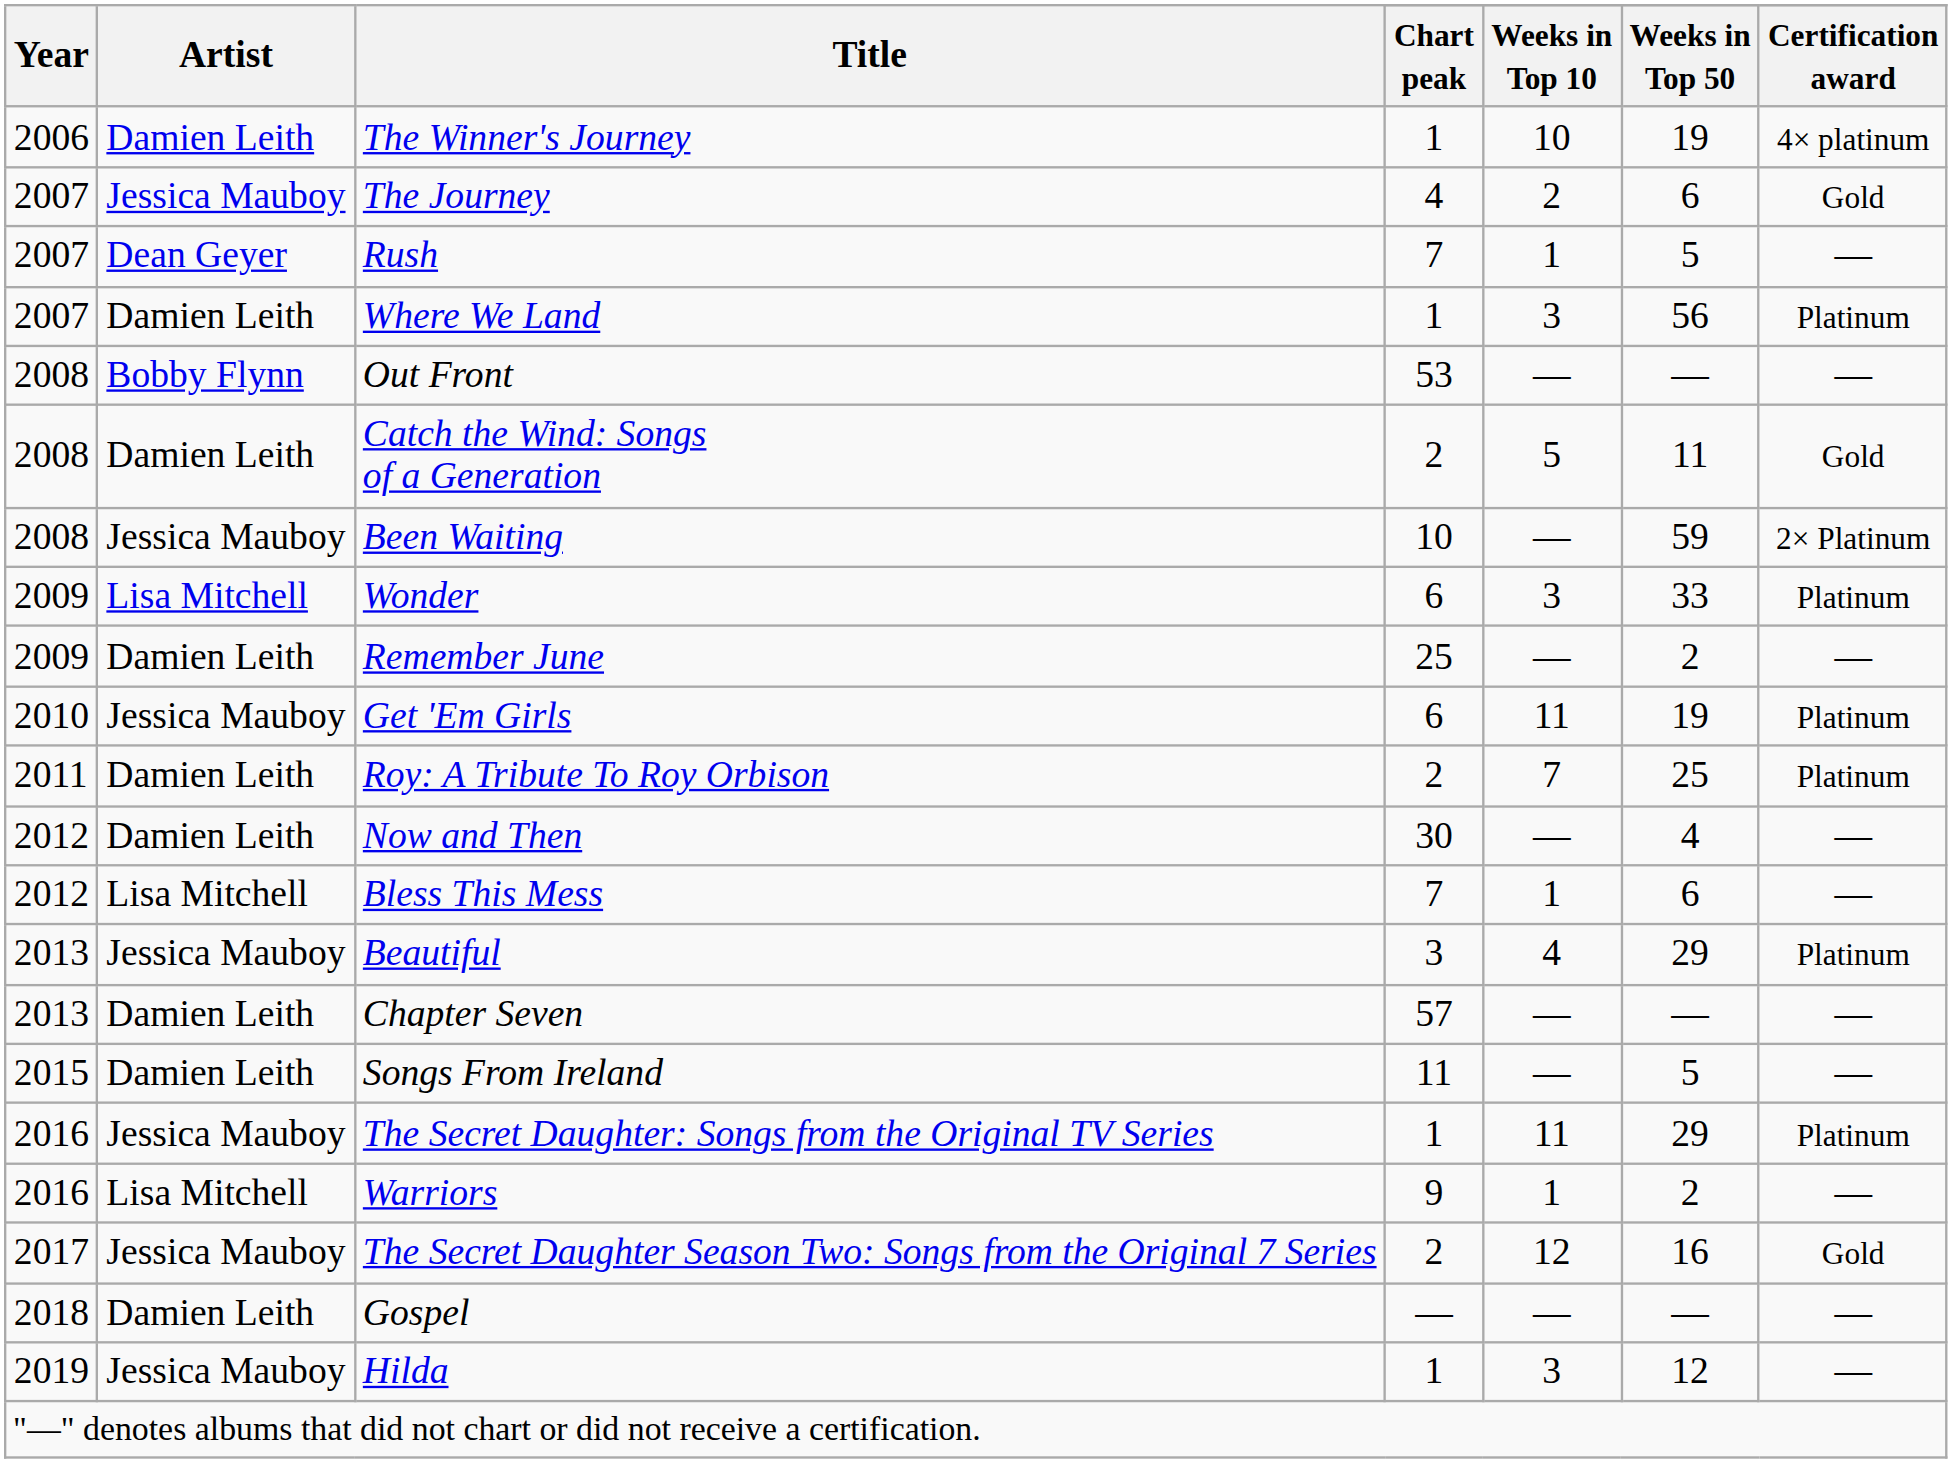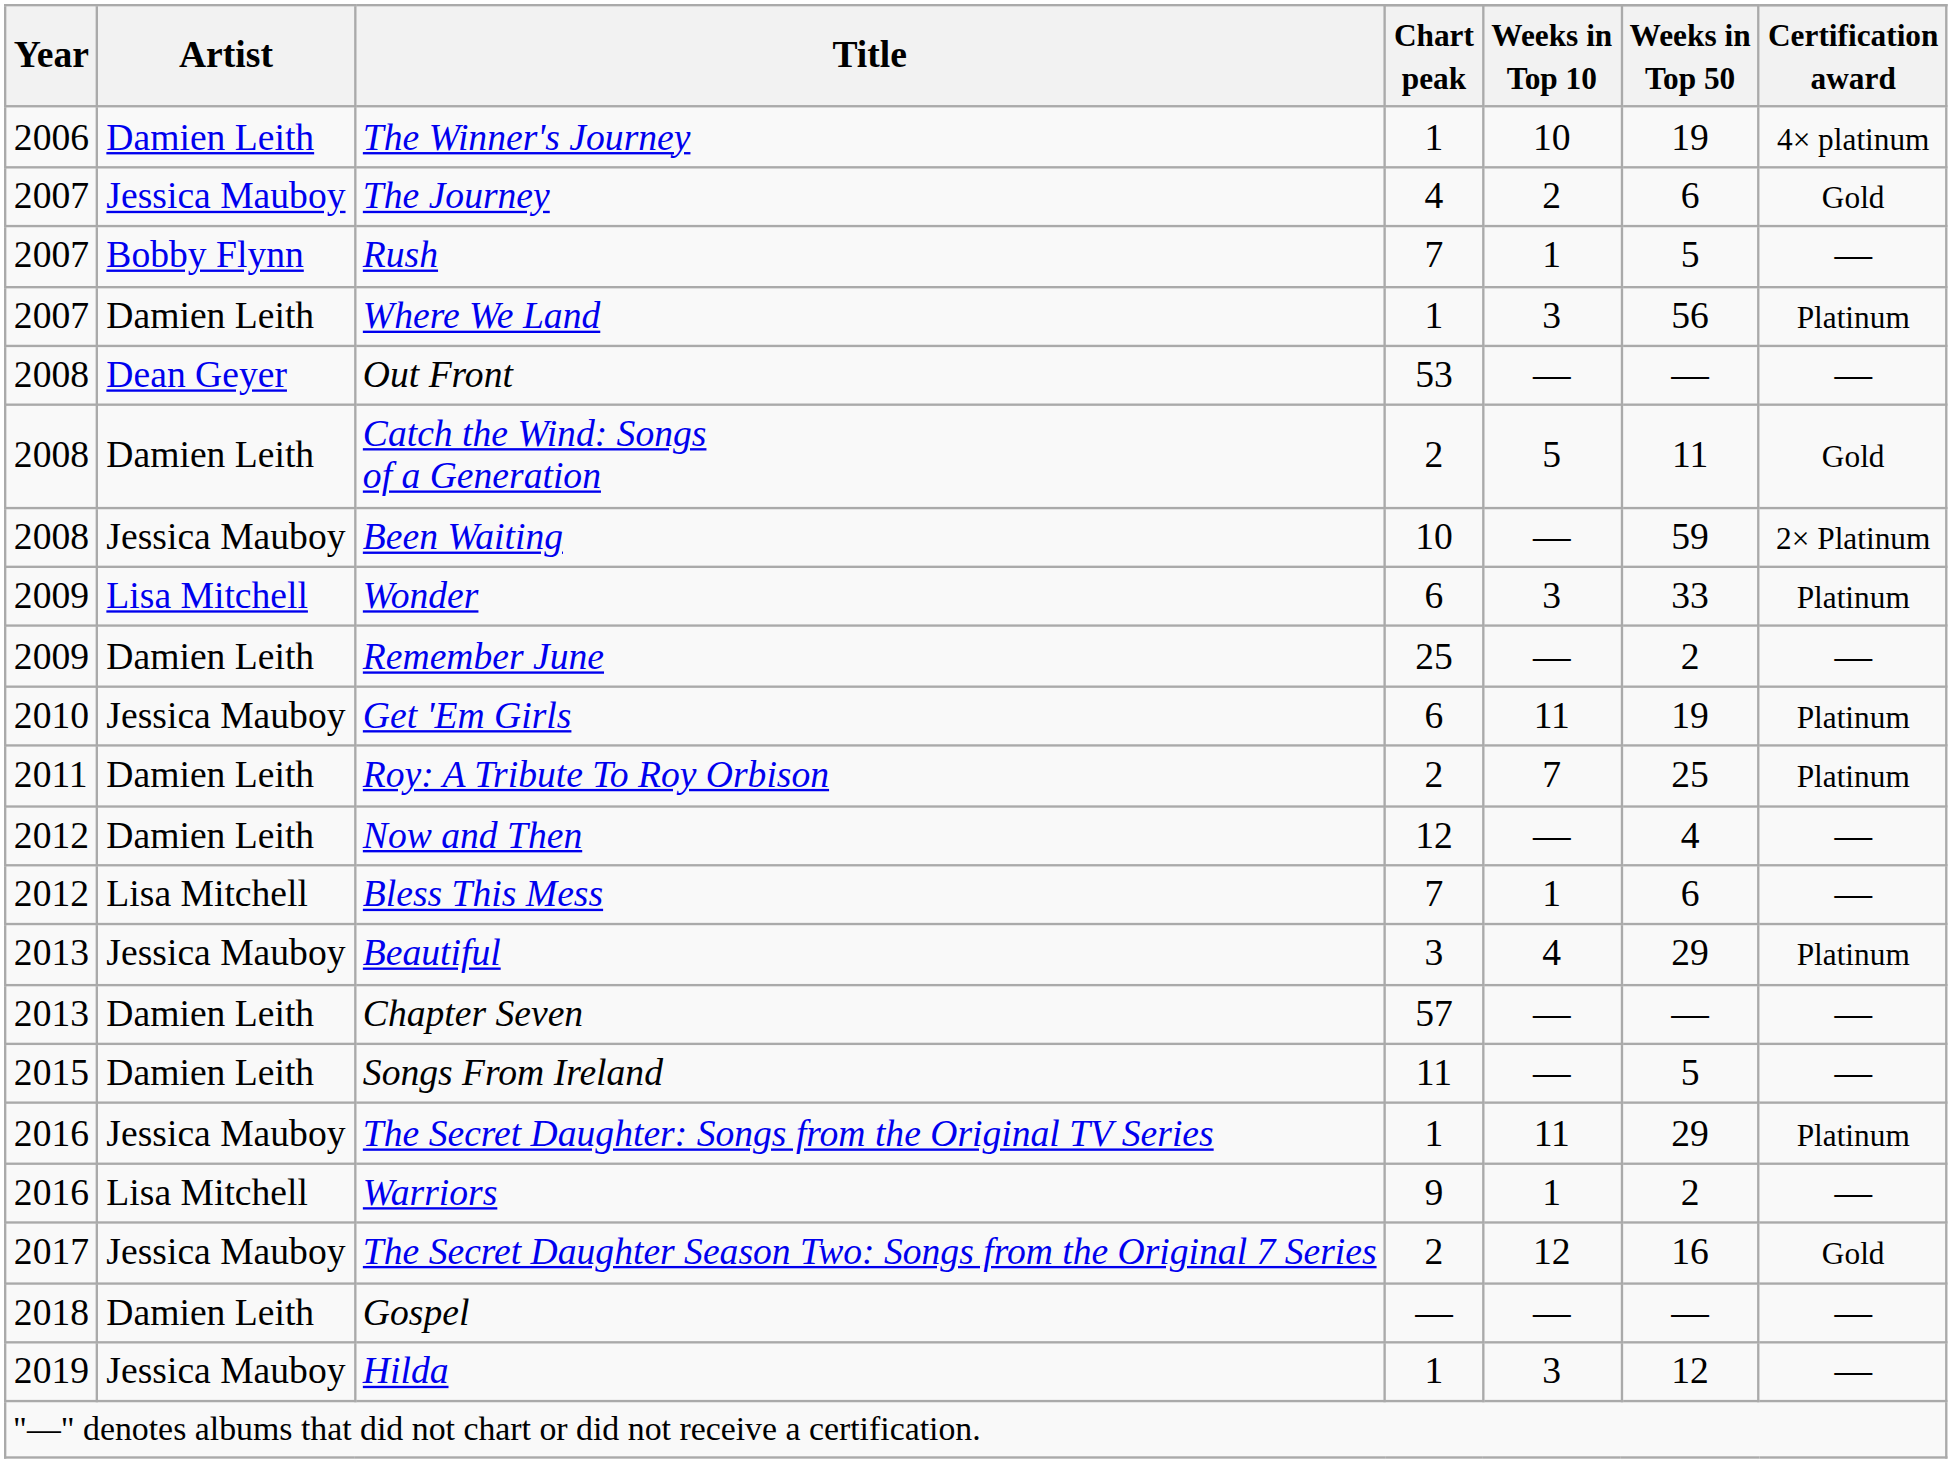(197, 255) Dean Geyer -> (205, 255) Bobby Flynn
(205, 374) Bobby Flynn -> (197, 374) Dean Geyer
(1434, 834) 30 -> (1434, 834) 12
